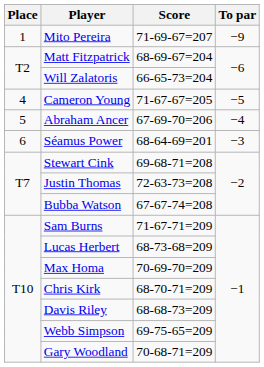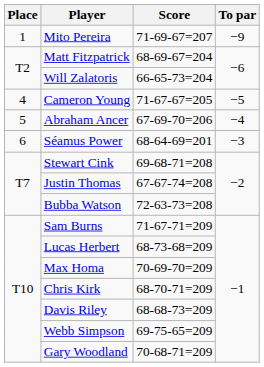(174, 183) 72-63-73=208 -> (174, 183) 67-67-74=208
(174, 204) 67-67-74=208 -> (174, 204) 72-63-73=208
